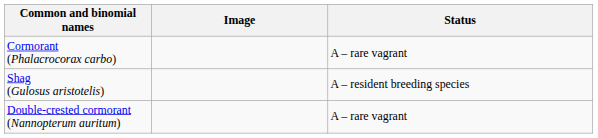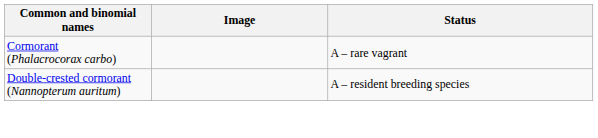- row: (56, 84)
(369, 116) A – rare vagrant -> (400, 84) A – resident breeding species
